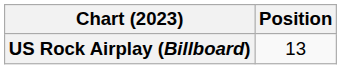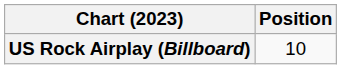(296, 48) 13 -> (296, 48) 10
